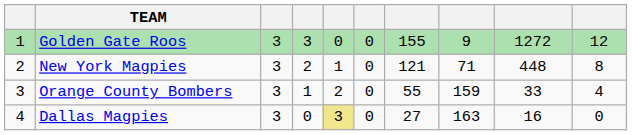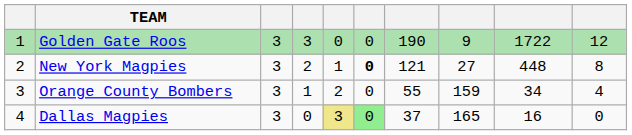(412, 42) 155 -> (412, 42) 190
(533, 42) 1272 -> (533, 42) 1722
(369, 67) normal -> (369, 67) bold
(466, 67) 71 -> (466, 67) 27
(533, 92) 33 -> (533, 92) 34
(369, 117) no background -> (369, 117) lightgreen background
(412, 117) 27 -> (412, 117) 37
(466, 117) 163 -> (466, 117) 165
